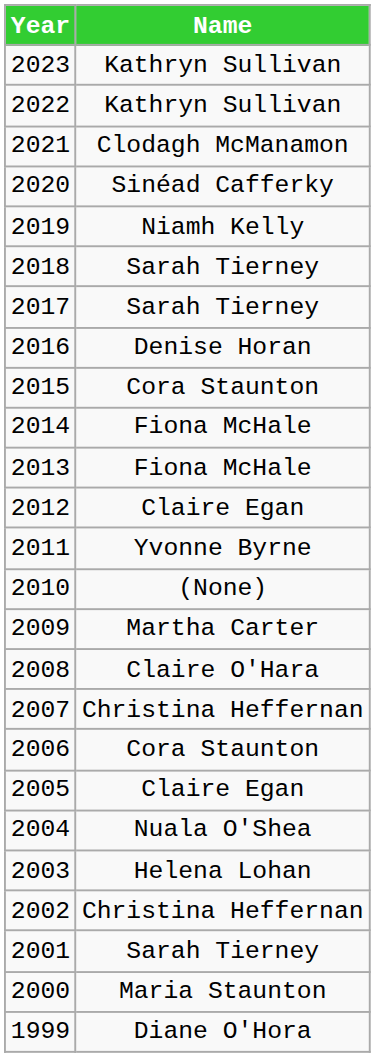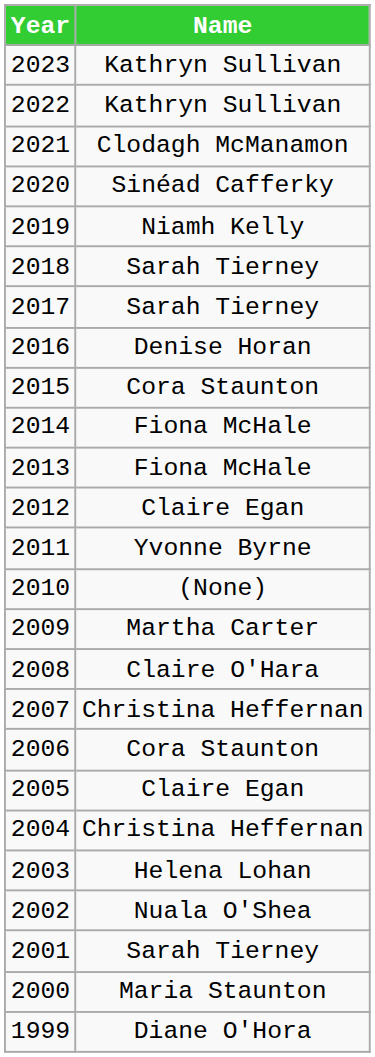(223, 830) Nuala O'Shea -> (223, 830) Christina Heffernan
(223, 911) Christina Heffernan -> (223, 911) Nuala O'Shea
